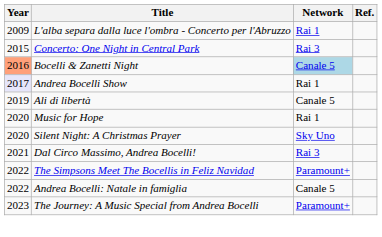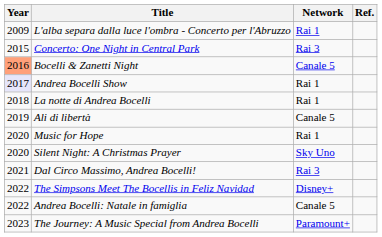(315, 65) lightblue background -> (315, 65) no background
+ row: (92, 100)
(323, 170) Paramount+ -> (315, 188) Disney+
